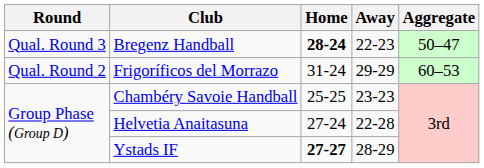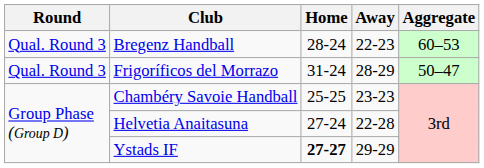(326, 44) bold -> (326, 44) normal
(439, 44) 50–47 -> (439, 44) 60–53
(57, 70) Qual. Round 2 -> (57, 70) Qual. Round 3
(375, 70) 29-29 -> (375, 70) 28-29
(439, 70) 60–53 -> (439, 70) 50–47
(375, 149) 28-29 -> (375, 149) 29-29
